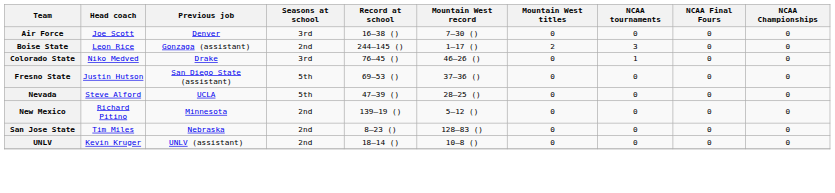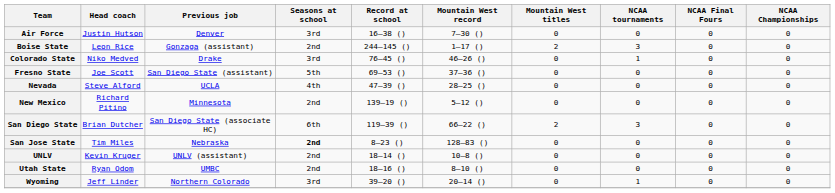(113, 33) Joe Scott -> (113, 33) Justin Hutson
(113, 76) Justin Hutson -> (113, 72) Joe Scott
(305, 94) 5th -> (313, 85) 4th
+ row: (42, 124)
(305, 129) normal -> (313, 142) bold
+ row: (42, 168)
+ row: (42, 181)
